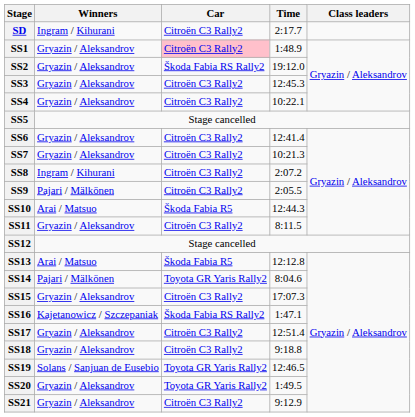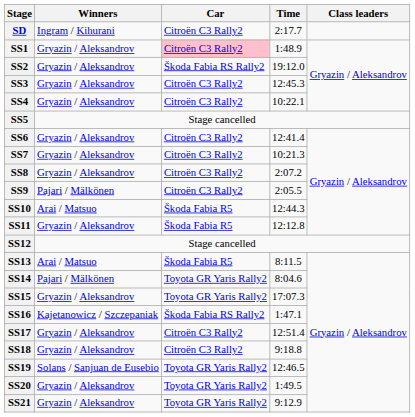(76, 172) Ingram / Kihurani -> (86, 172) Gryazin / Aleksandrov
(203, 225) Citroën C3 Rally2 -> (198, 225) Škoda Fabia R5
(288, 225) 8:11.5 -> (288, 225) 12:12.8
(288, 261) 12:12.8 -> (288, 261) 8:11.5
(203, 296) Citroën C3 Rally2 -> (215, 296) Toyota GR Yaris Rally2
(203, 402) Citroën C3 Rally2 -> (215, 402) Toyota GR Yaris Rally2
